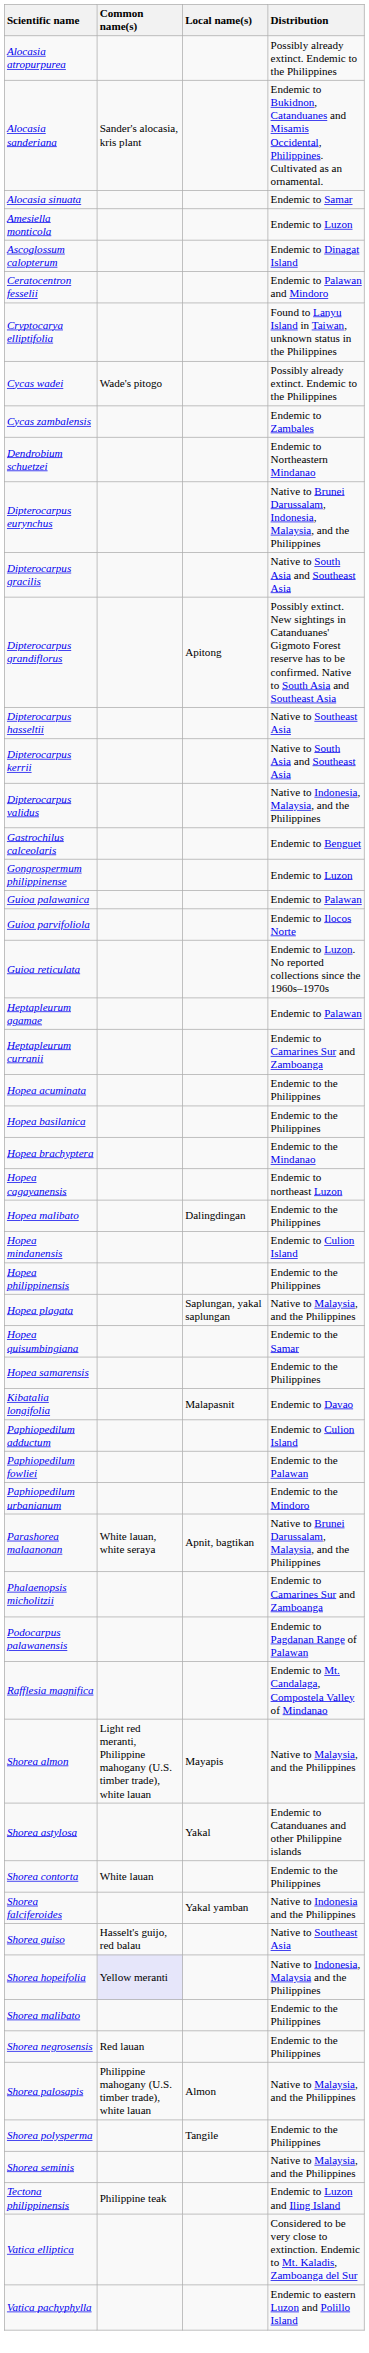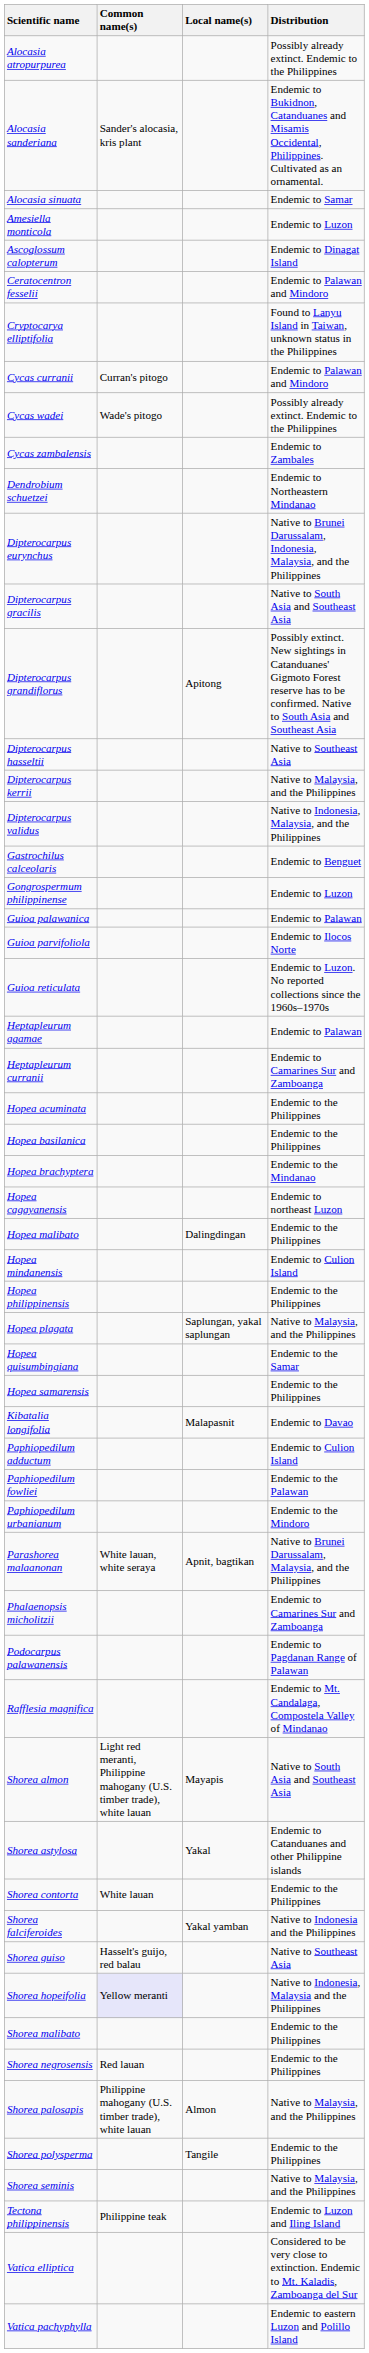+ row: (40, 377)
(313, 761) Native to South Asia and Southeast Asia -> (314, 786) Native to Malaysia, and the Philippines
(314, 1761) Native to Malaysia, and the Philippines -> (313, 1779) Native to South Asia and Southeast Asia
